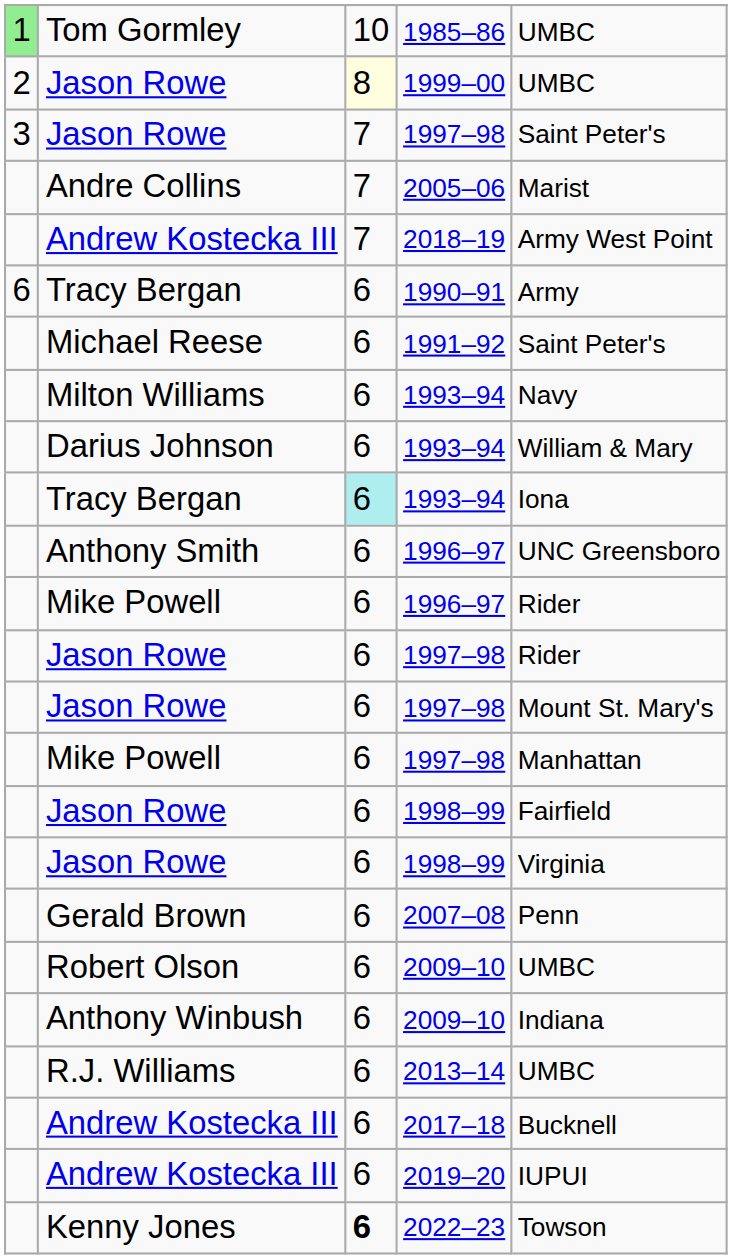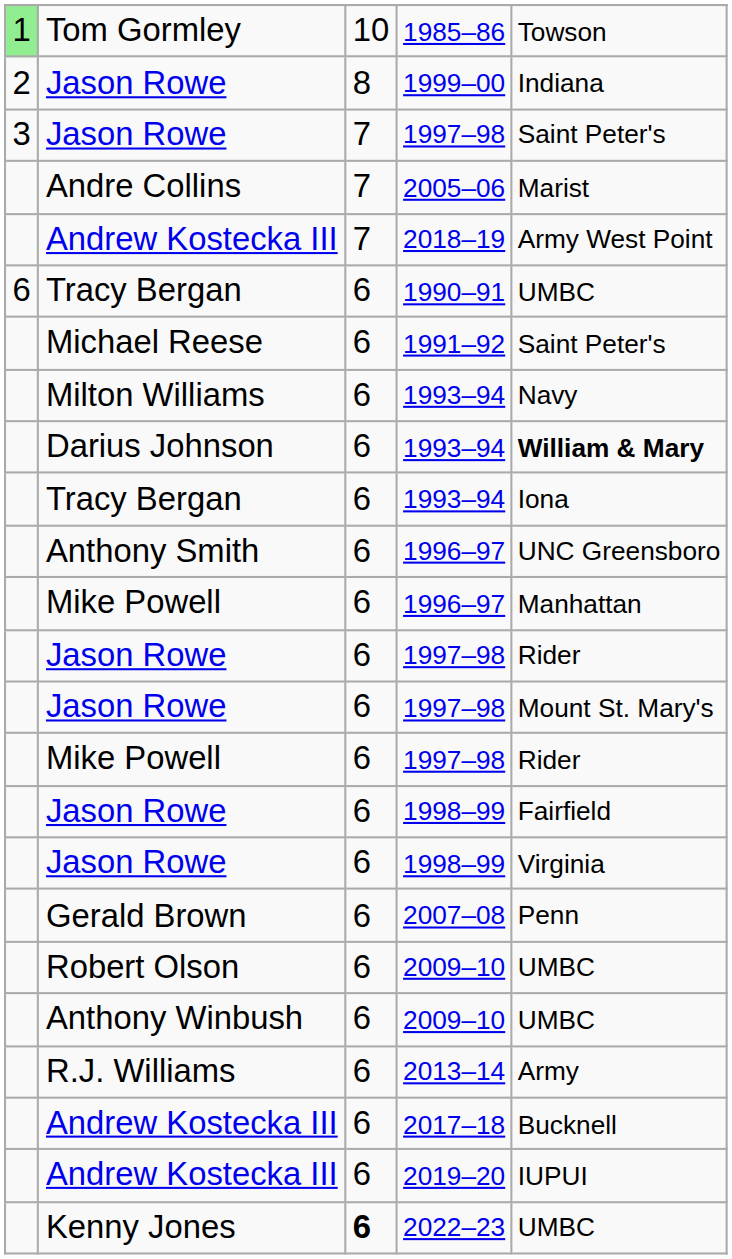(556, 31) UMBC -> (562, 31) Towson
(362, 82) lightyellow background -> (362, 82) no background
(556, 83) UMBC -> (561, 83) Indiana
(548, 291) Army -> (556, 291) UMBC
(605, 447) normal -> (611, 447) bold
(362, 498) paleturquoise background -> (362, 498) no background
(549, 603) Rider -> (580, 603) Manhattan
(580, 759) Manhattan -> (549, 759) Rider
(561, 1019) Indiana -> (556, 1019) UMBC
(556, 1071) UMBC -> (548, 1071) Army
(562, 1227) Towson -> (556, 1227) UMBC
